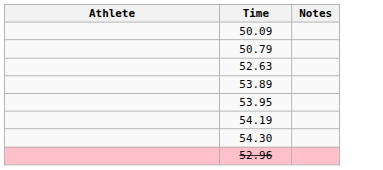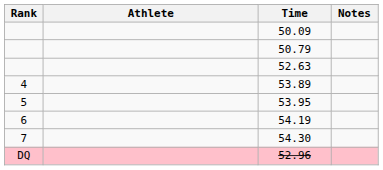+ column: (24, 13)
